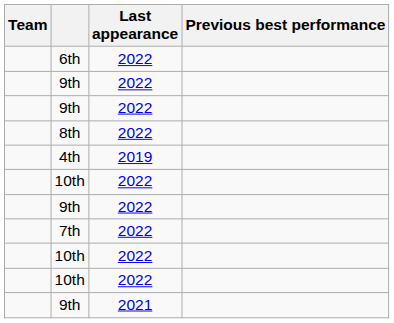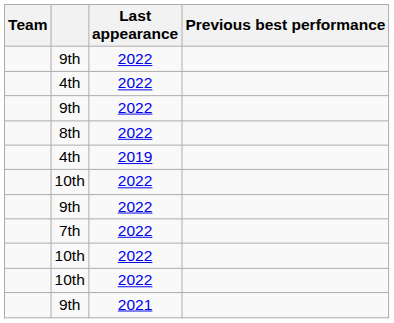- row: (70, 58)
+ row: (70, 83)
